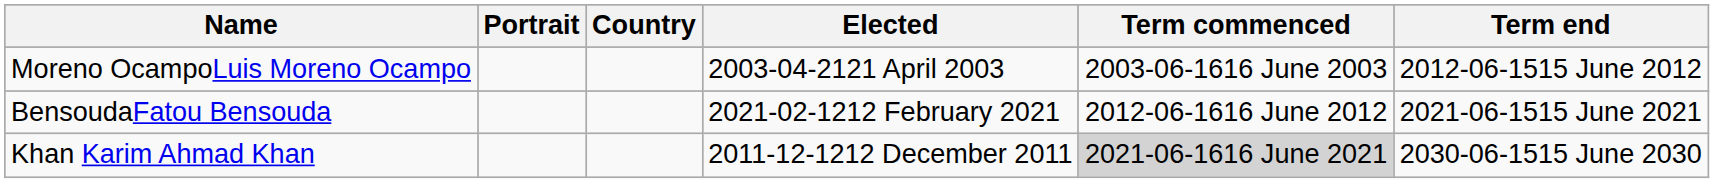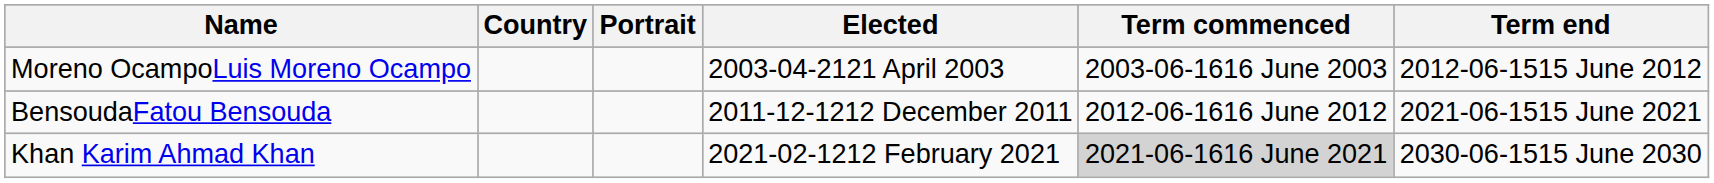columns swapped: (532, 25) <-> (644, 25)
(884, 111) 2021-02-1212 February 2021 -> (890, 111) 2011-12-1212 December 2011
(890, 154) 2011-12-1212 December 2011 -> (884, 154) 2021-02-1212 February 2021
